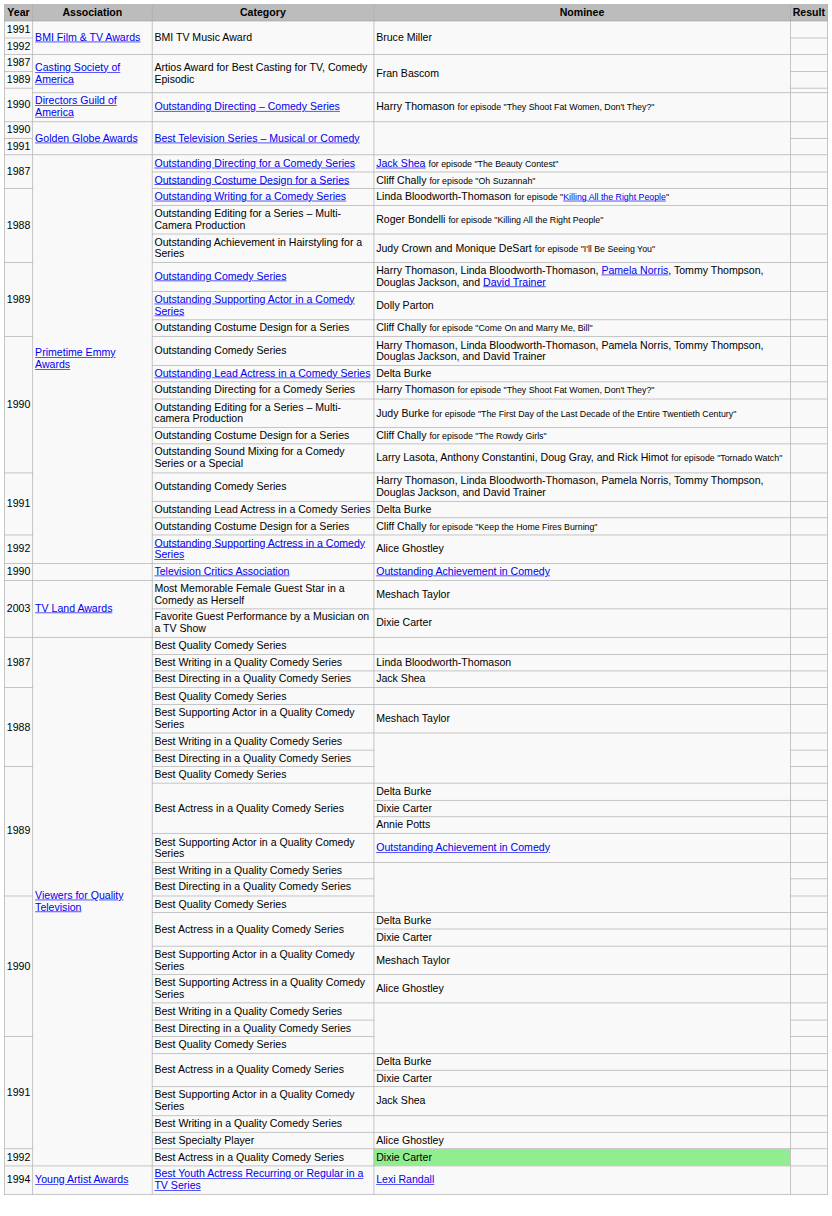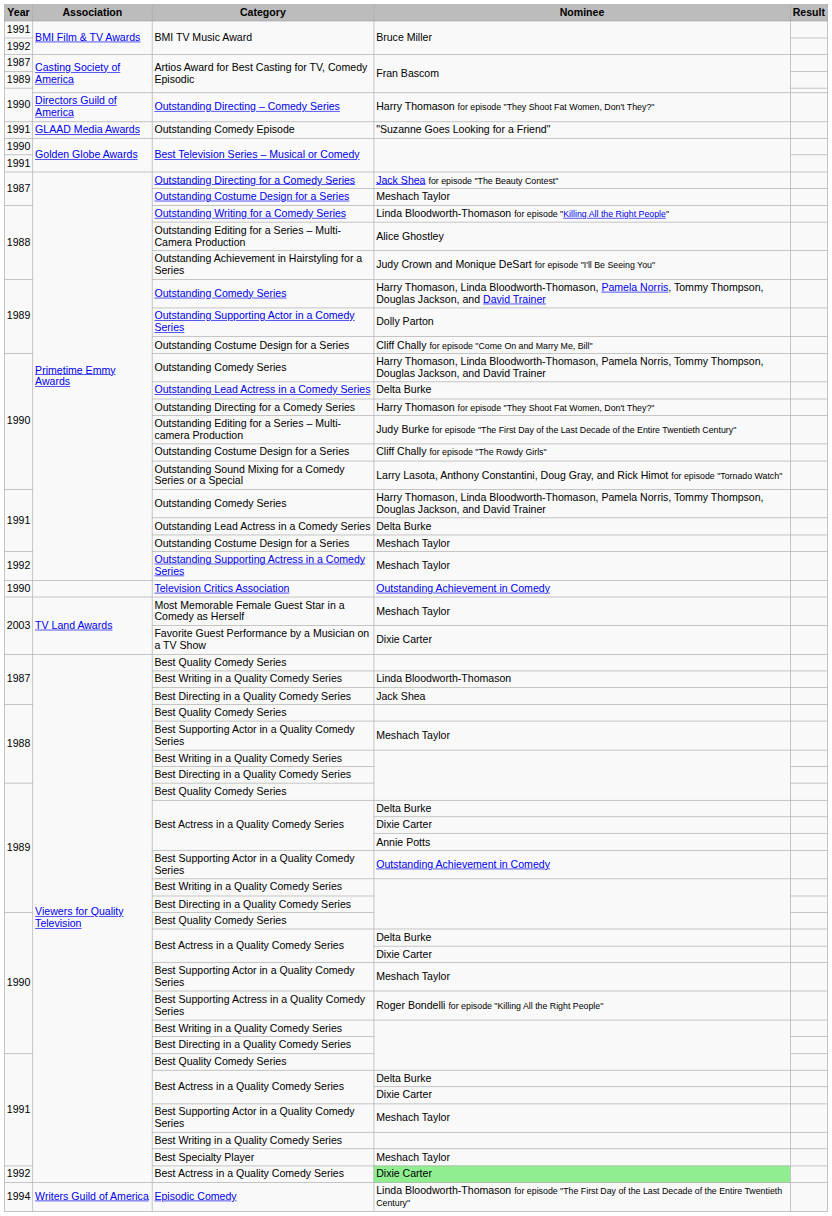+ row: (19, 130)
(456, 180) Cliff Chally for episode "Oh Suzannah" -> (413, 197) Meshach Taylor
(490, 219) Roger Bondelli for episode "Killing All the Right People" -> (410, 236) Alice Ghostley
(487, 526) Cliff Chally for episode "Keep the Home Fires Burning" -> (413, 543) Meshach Taylor
(410, 549) Alice Ghostley -> (413, 566) Meshach Taylor
(410, 989) Alice Ghostley -> (490, 1005) Roger Bondelli for episode "Killing All the Right People"
(401, 1101) Jack Shea -> (413, 1118) Meshach Taylor
(410, 1140) Alice Ghostley -> (413, 1157) Meshach Taylor
+ row: (19, 1196)
- row: (19, 1180)
